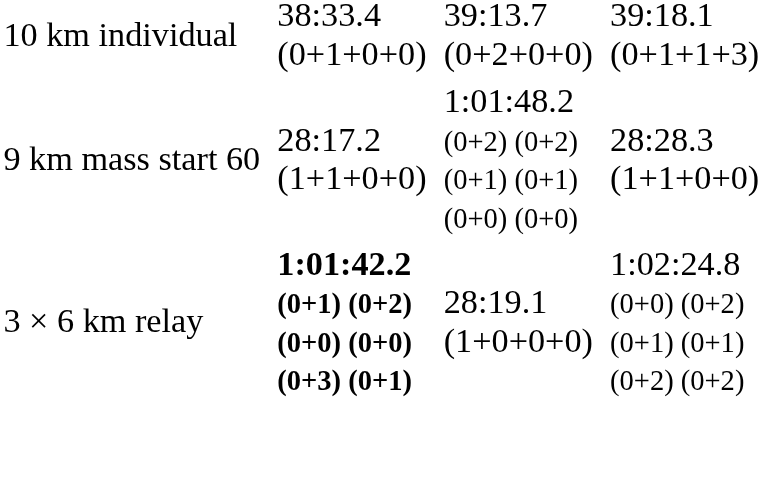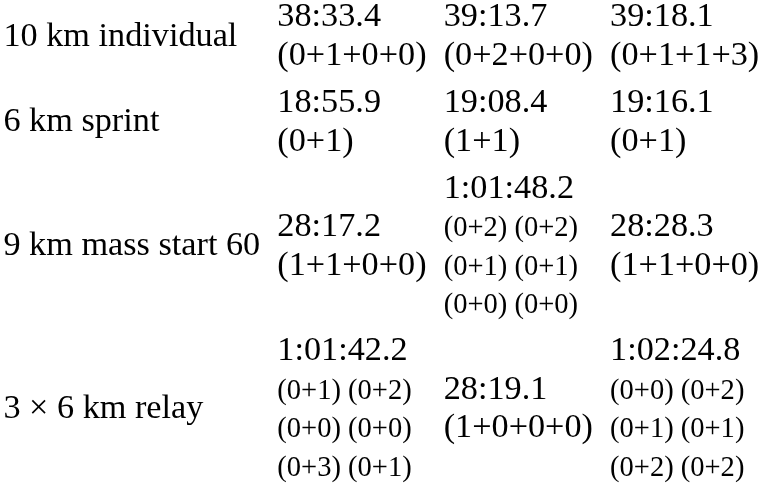+ row: (81, 119)
(345, 321) bold -> (345, 406) normal
